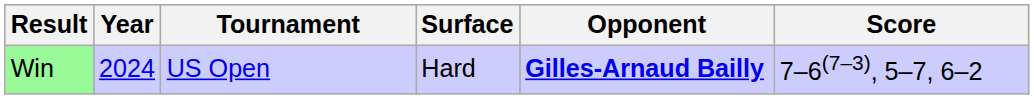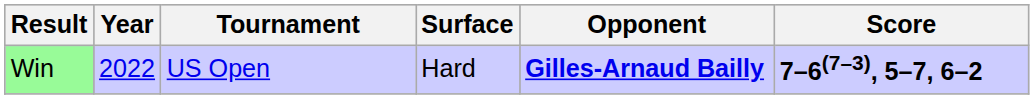(127, 68) 2024 -> (127, 68) 2022
(881, 68) normal -> (881, 68) bold
